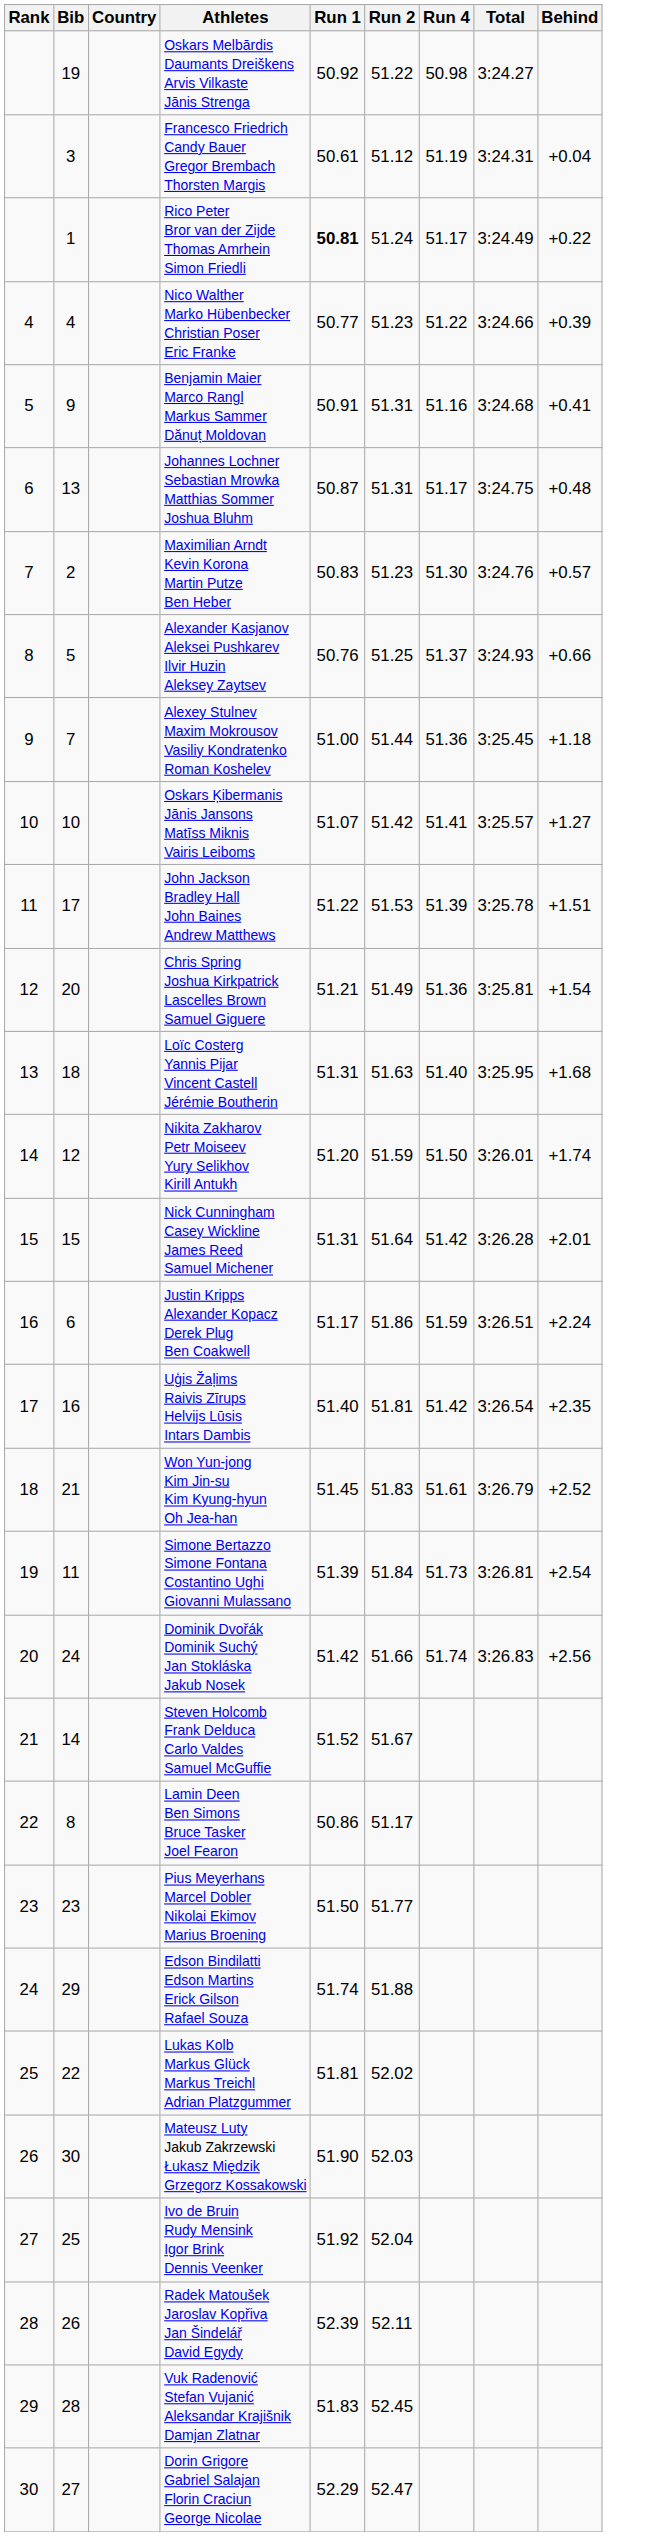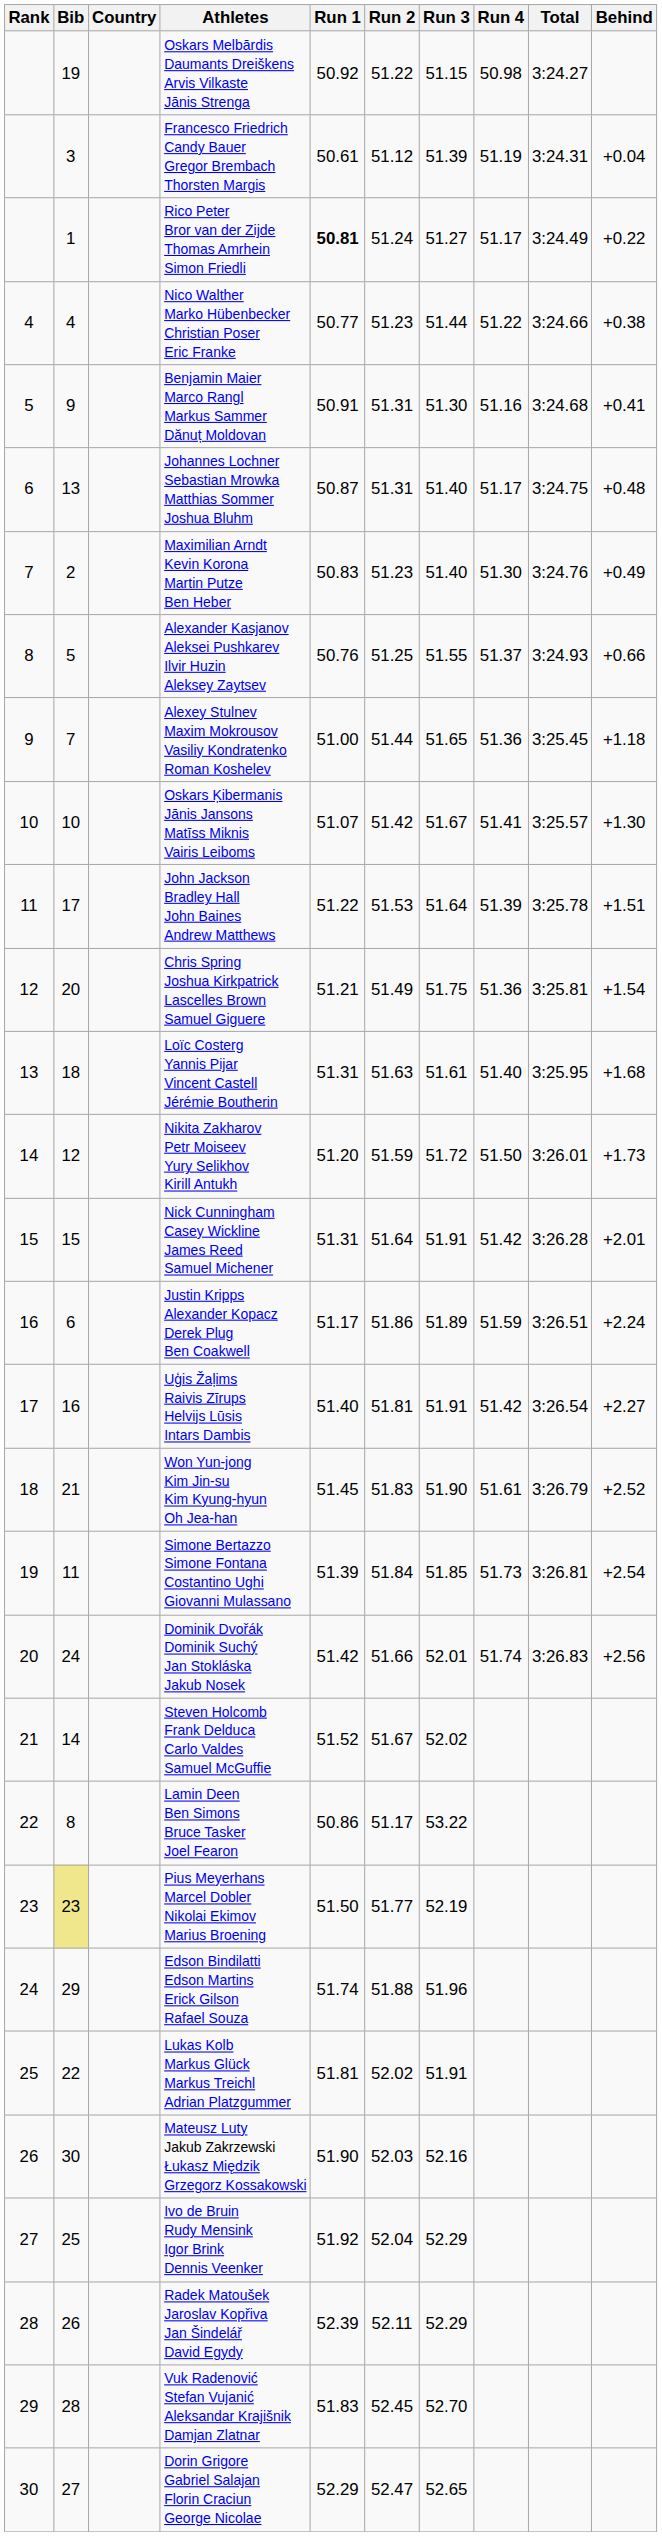+ column: (446, 17)
(570, 322) +0.39 -> (624, 322) +0.38
(570, 572) +0.57 -> (624, 572) +0.49
(570, 822) +1.27 -> (624, 822) +1.30
(570, 1156) +1.74 -> (624, 1156) +1.73
(570, 1406) +2.35 -> (624, 1406) +2.27
(71, 1906) no background -> (71, 1906) khaki background
